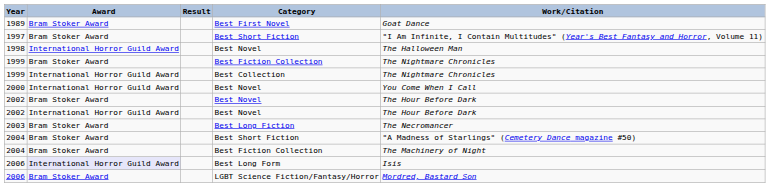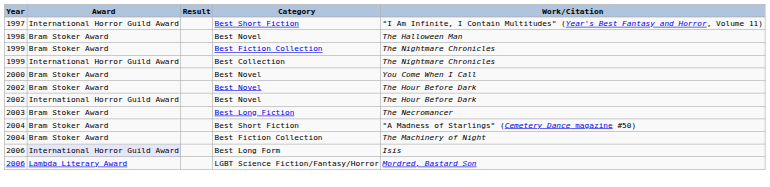- row: (16, 23)
(69, 36) Bram Stoker Award -> (104, 23) International Horror Guild Award
(104, 49) International Horror Guild Award -> (69, 36) Bram Stoker Award
(104, 87) International Horror Guild Award -> (69, 74) Bram Stoker Award
(69, 176) Bram Stoker Award -> (78, 163) Lambda Literary Award
